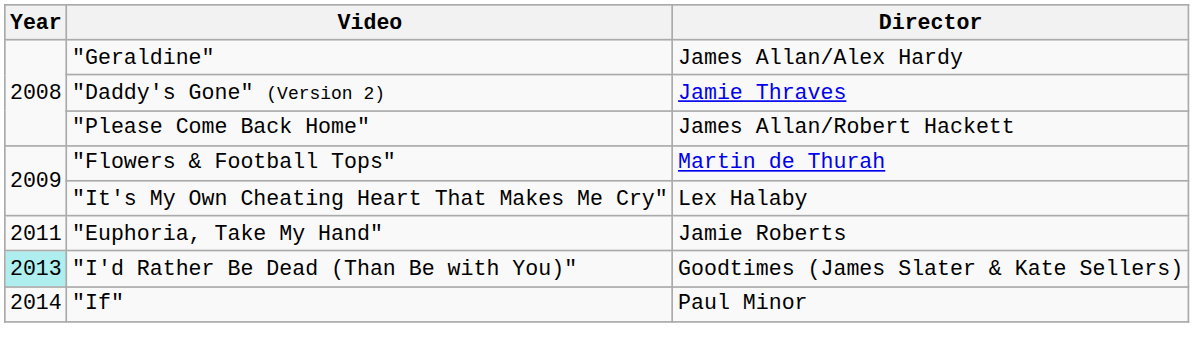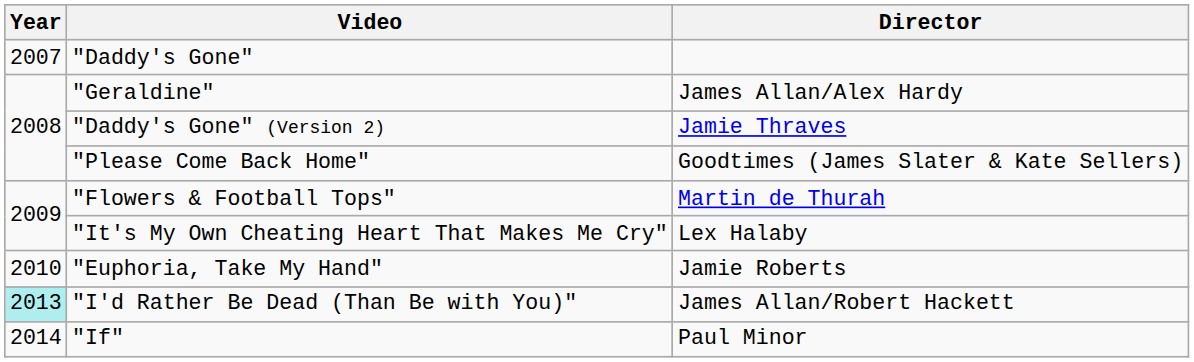+ row: (163, 58)
(846, 128) James Allan/Robert Hackett -> (931, 163) Goodtimes (James Slater & Kate Sellers)
(36, 233) 2011 -> (36, 269) 2010
(931, 269) Goodtimes (James Slater & Kate Sellers) -> (846, 304) James Allan/Robert Hackett
